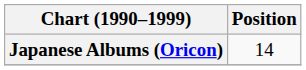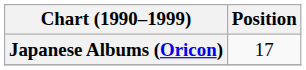(264, 49) 14 -> (264, 49) 17
